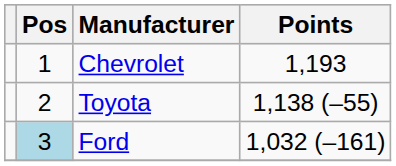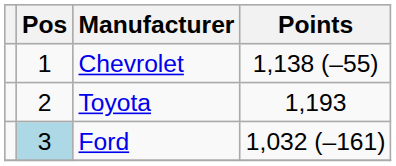(316, 63) 1,193 -> (316, 63) 1,138 (–55)
(316, 102) 1,138 (–55) -> (316, 102) 1,193
